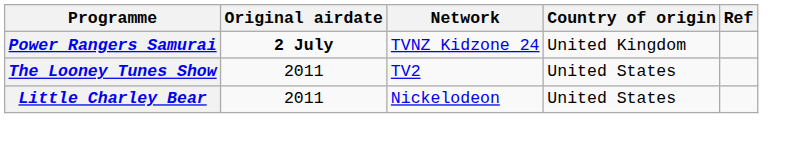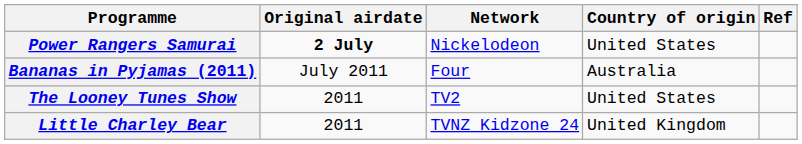(465, 45) TVNZ Kidzone 24 -> (485, 45) Nickelodeon
(617, 45) United Kingdom -> (651, 45) United States
+ row: (132, 72)
(445, 99) Nickelodeon -> (505, 126) TVNZ Kidzone 24
(612, 99) United States -> (656, 126) United Kingdom
